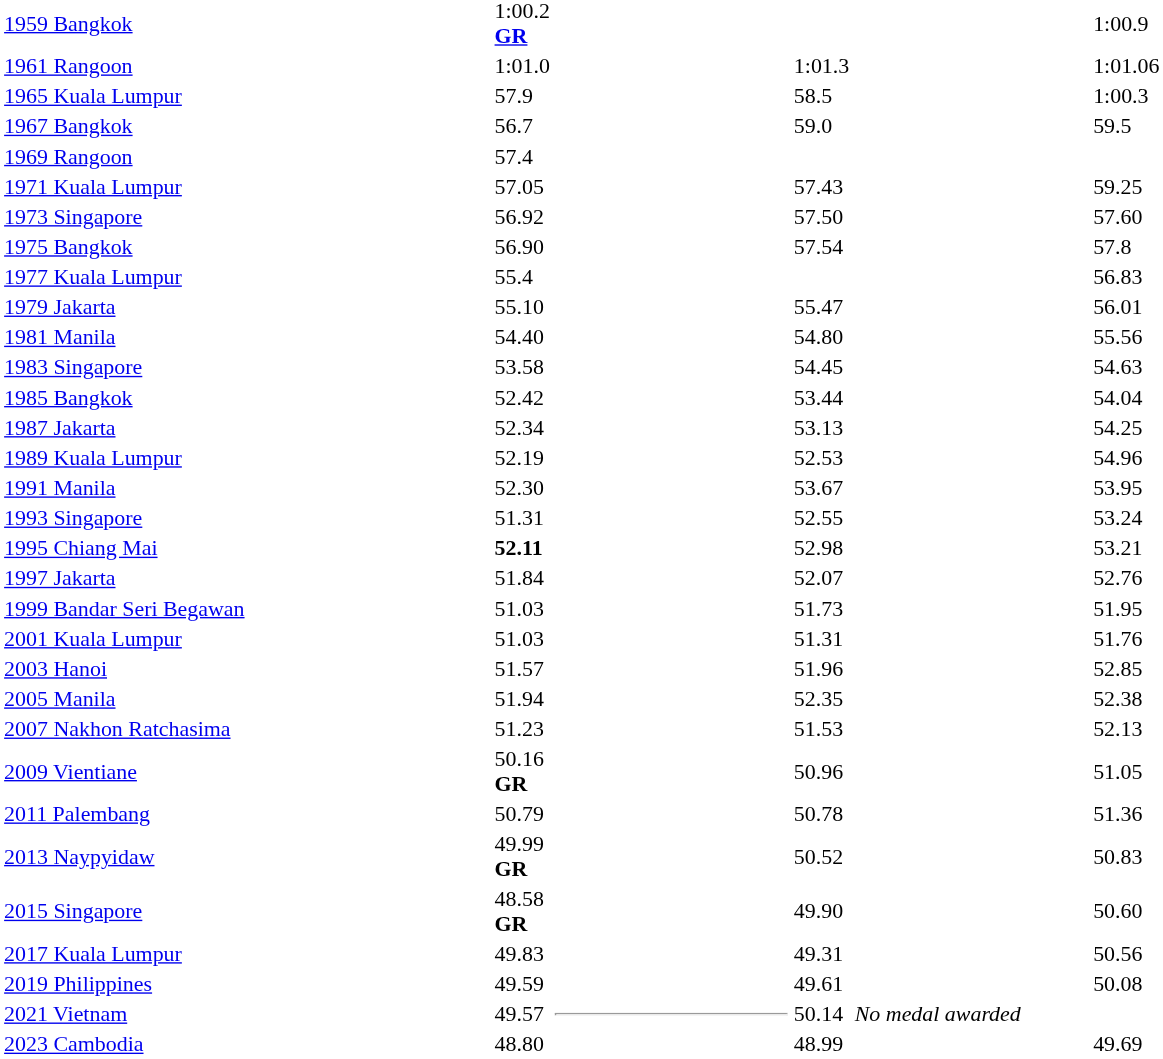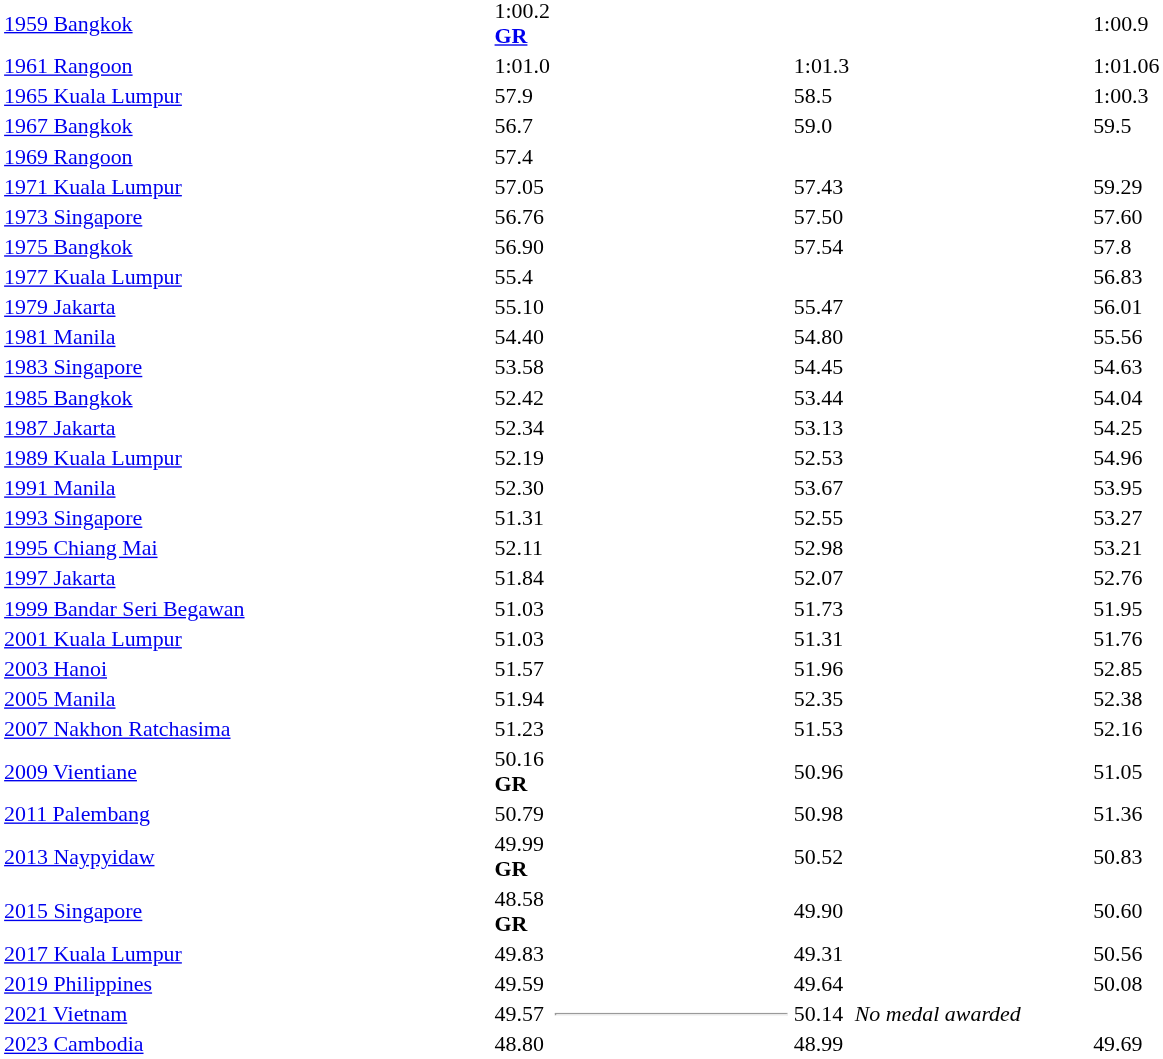(1118, 186) 59.25 -> (1118, 186) 59.29
(519, 216) 56.92 -> (519, 216) 56.76
(1118, 518) 53.24 -> (1118, 518) 53.27
(519, 548) bold -> (519, 548) normal
(1118, 729) 52.13 -> (1118, 729) 52.16
(819, 814) 50.78 -> (819, 814) 50.98
(819, 983) 49.61 -> (819, 983) 49.64
